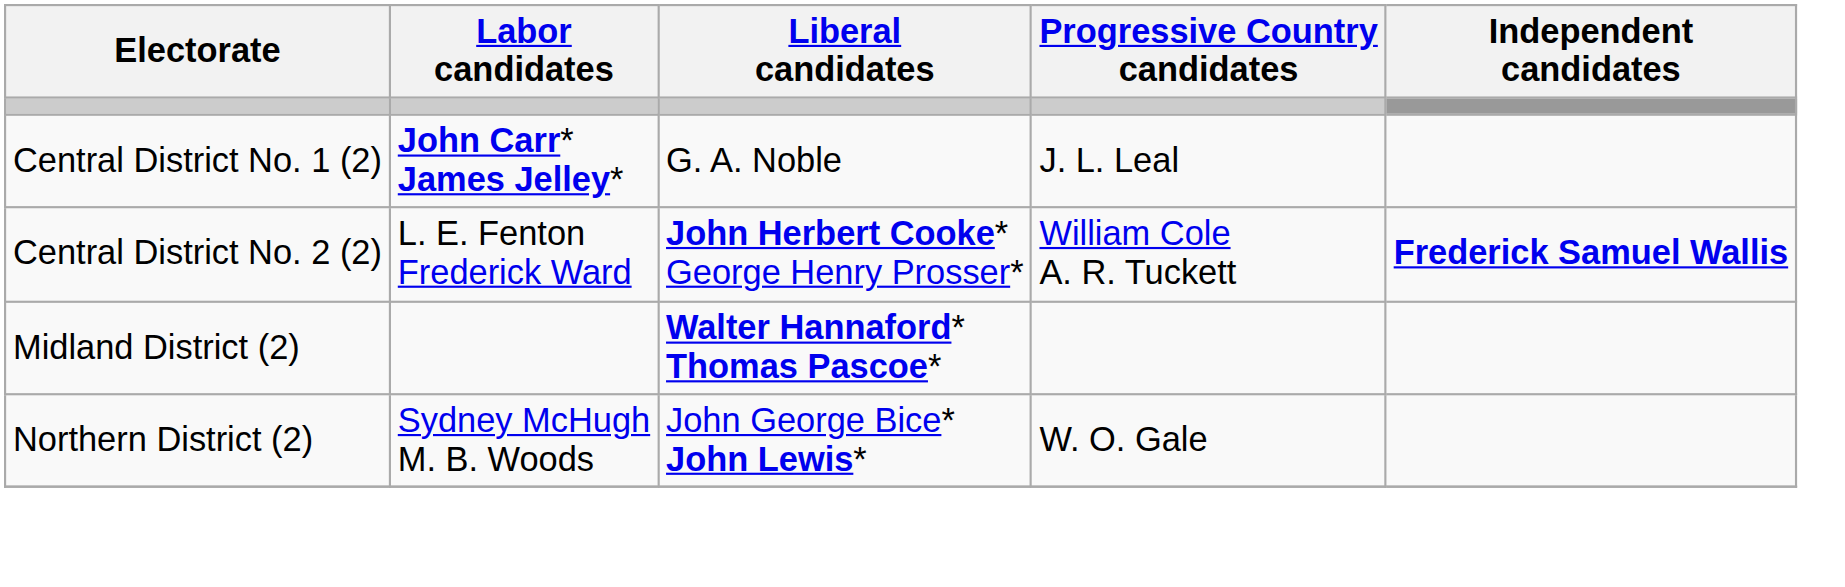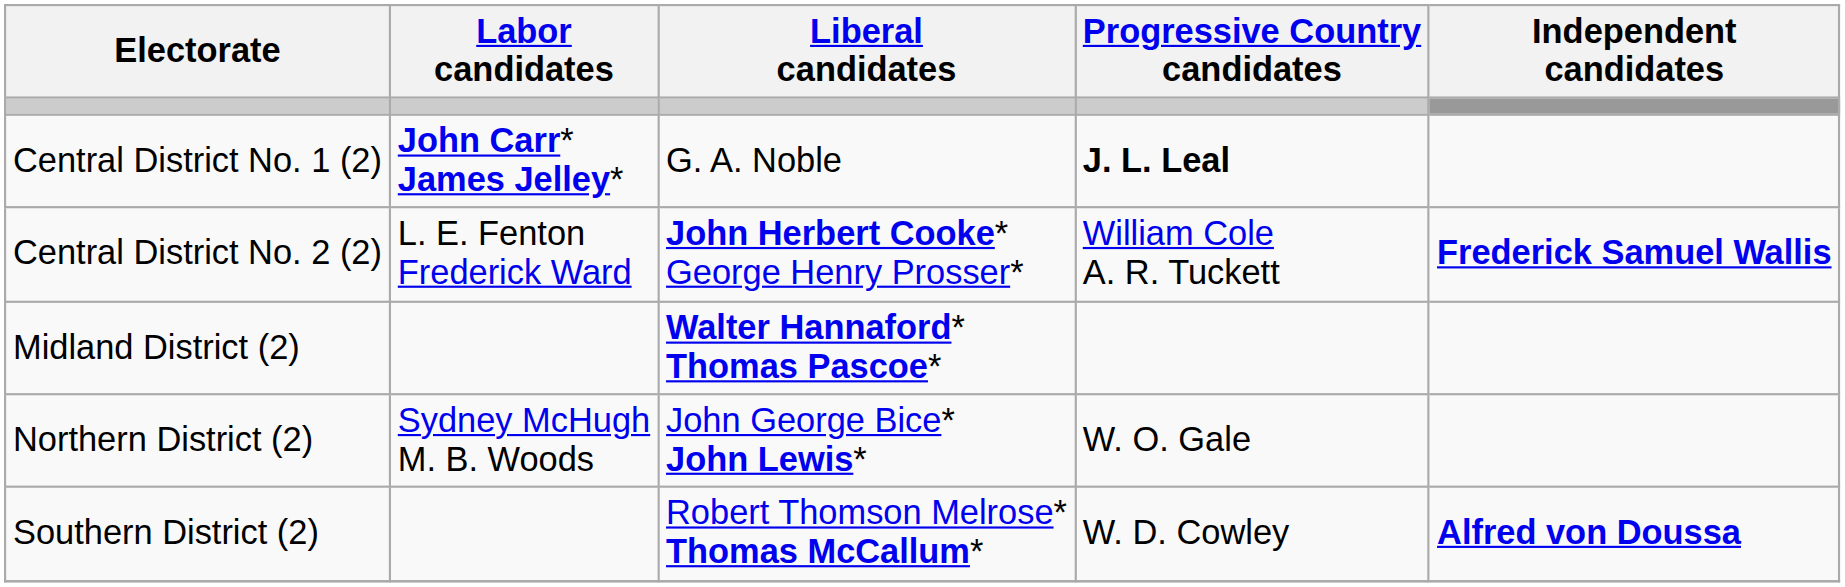(1109, 160) normal -> (1156, 160) bold
+ row: (166, 533)
